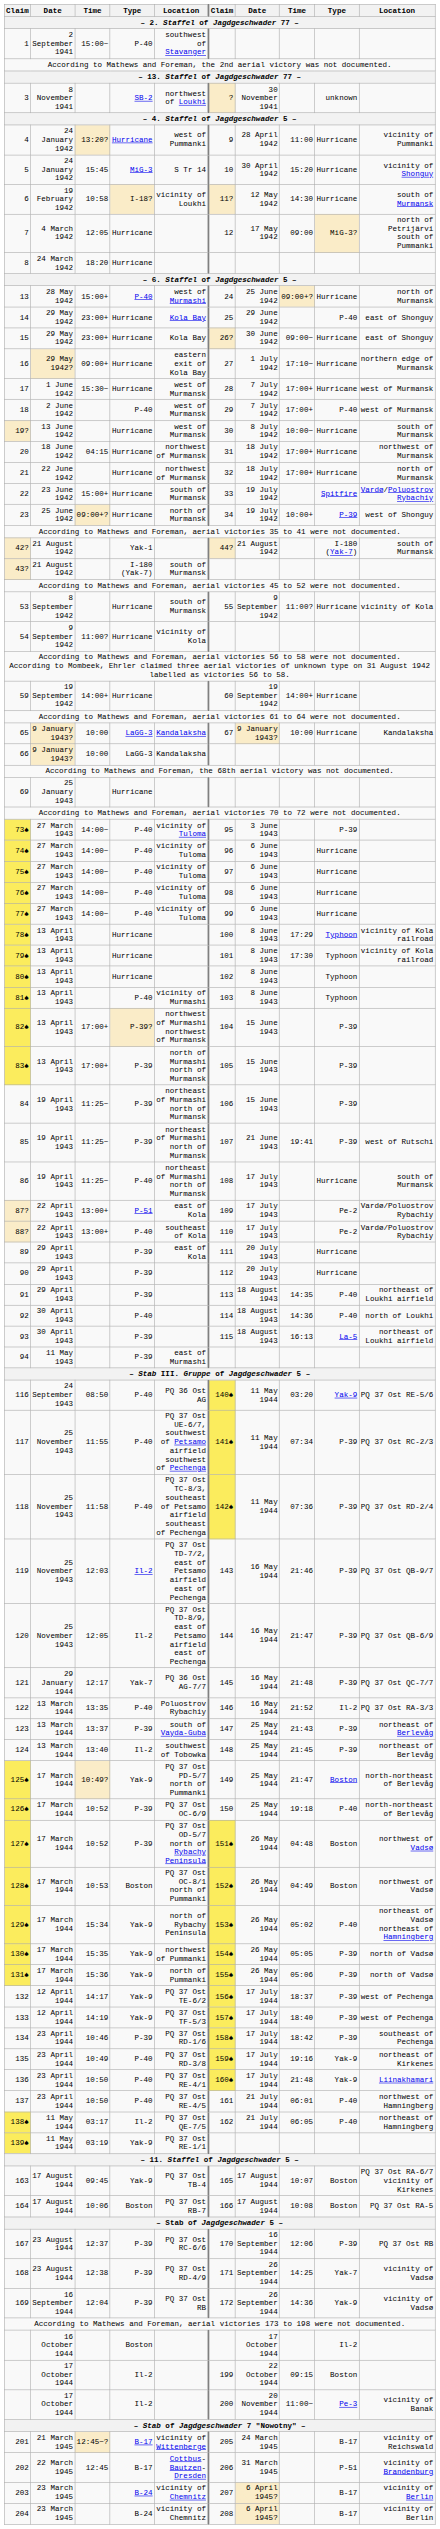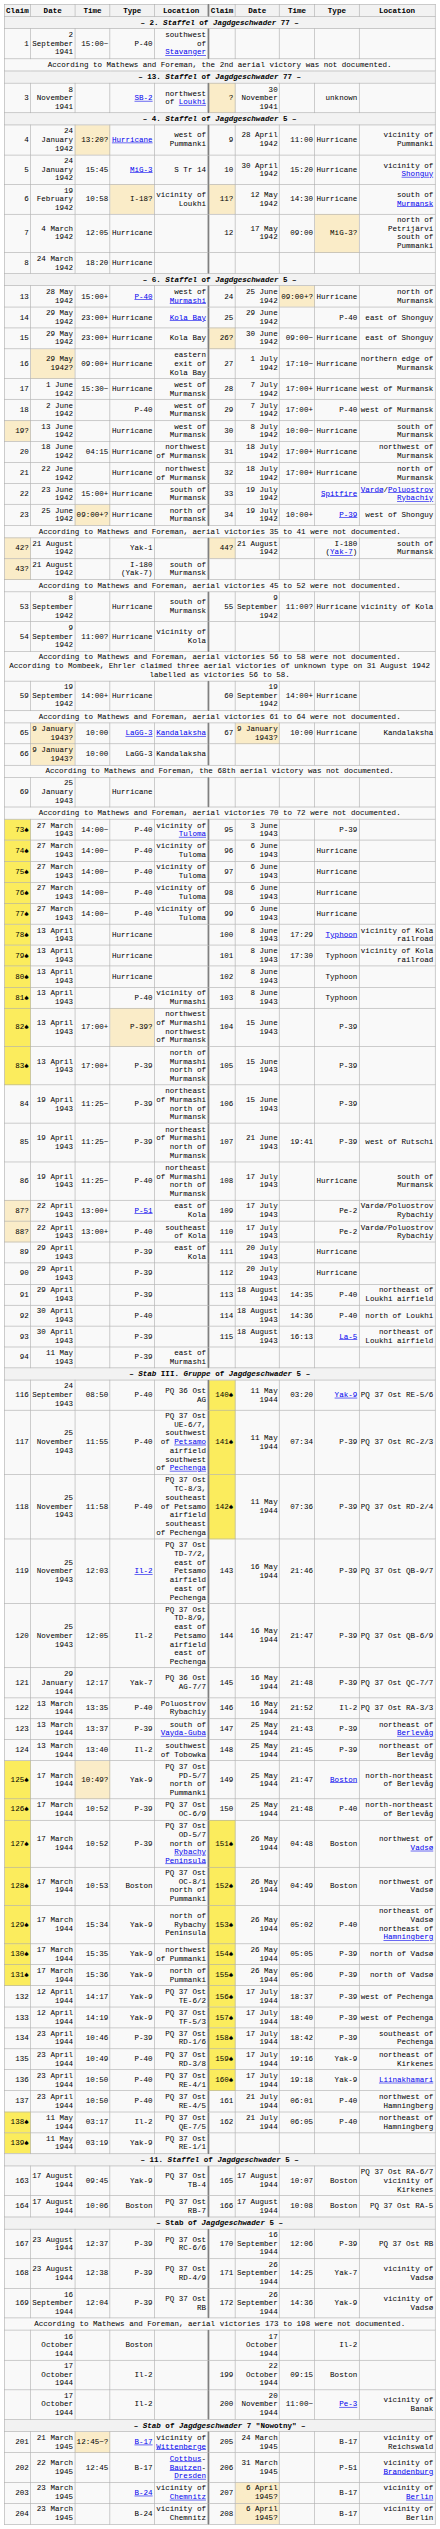(302, 1809) 19:18 -> (302, 1809) 21:48
(302, 2080) 21:48 -> (302, 2080) 19:18
